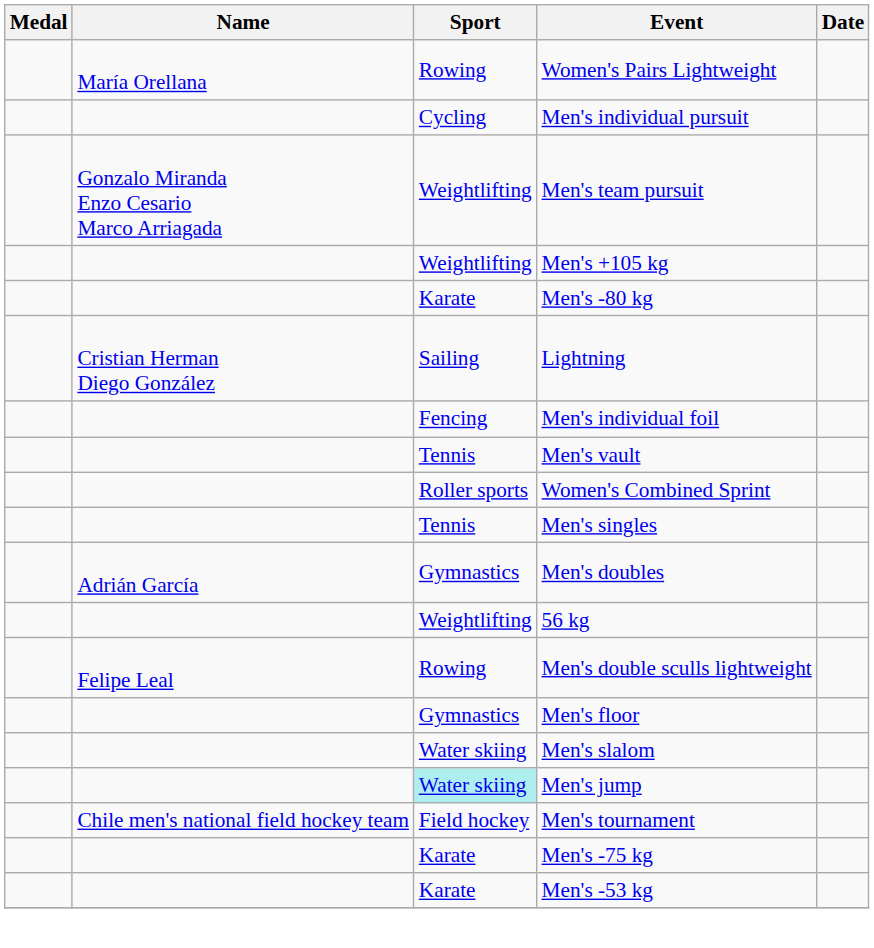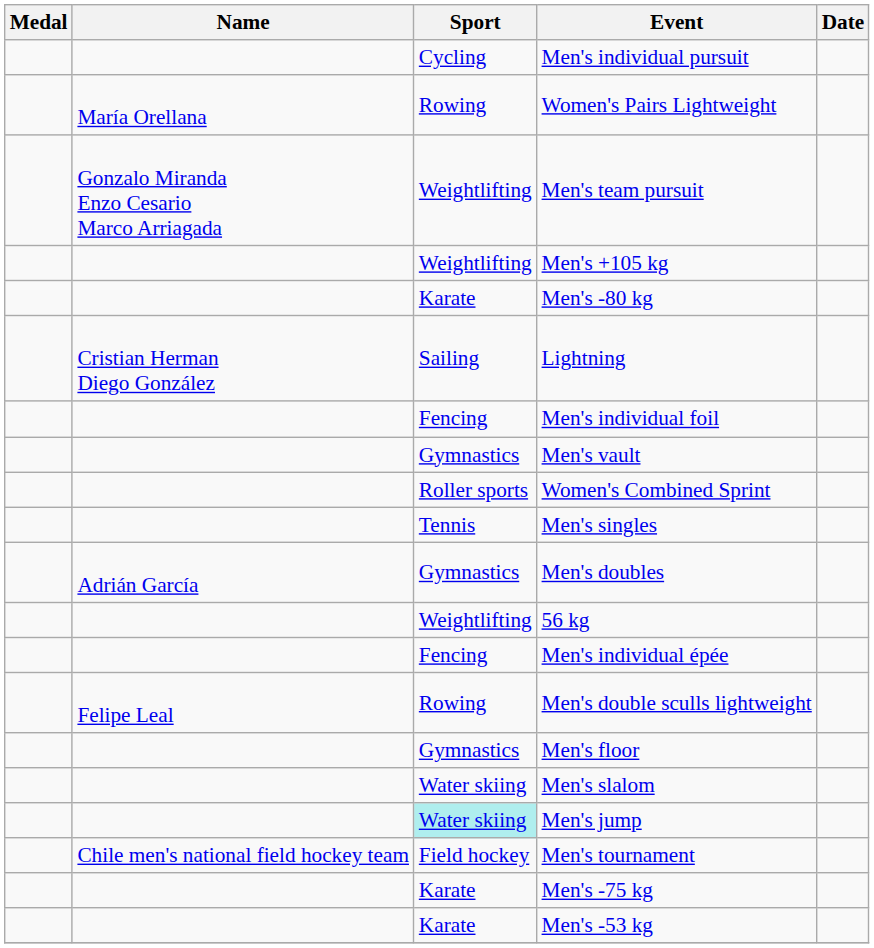rows swapped: (645, 117) <-> (659, 69)
(447, 454) Tennis -> (469, 454) Gymnastics
+ row: (635, 654)
